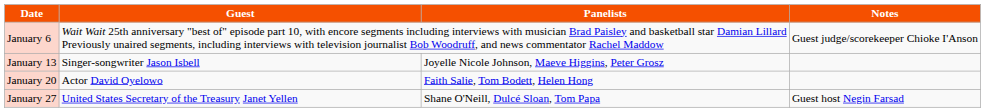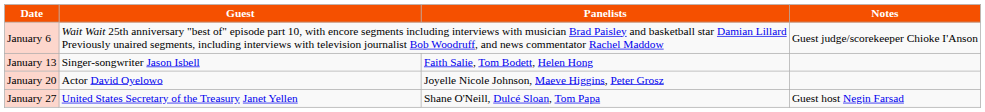(544, 62) Joyelle Nicole Johnson, Maeve Higgins, Peter Grosz -> (509, 62) Faith Salie, Tom Bodett, Helen Hong
(509, 80) Faith Salie, Tom Bodett, Helen Hong -> (544, 80) Joyelle Nicole Johnson, Maeve Higgins, Peter Grosz
